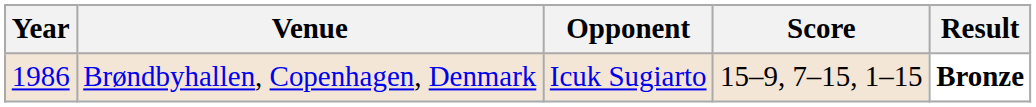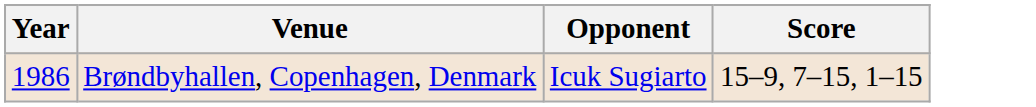- column: (980, 28)
